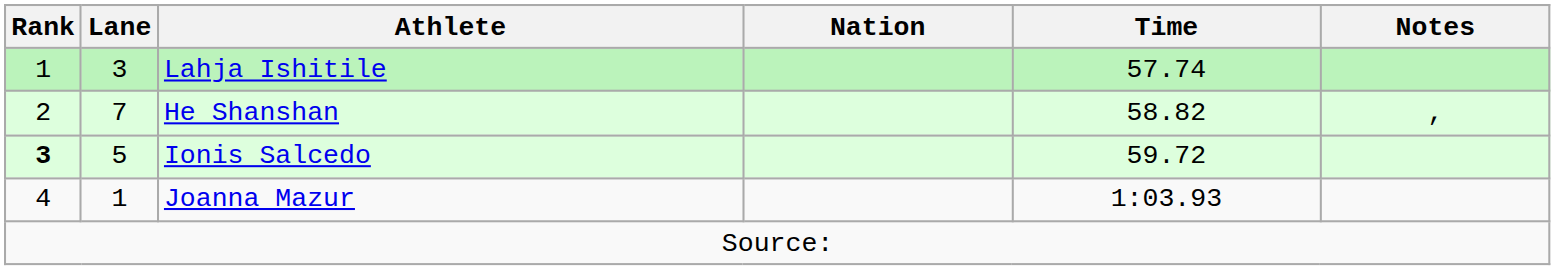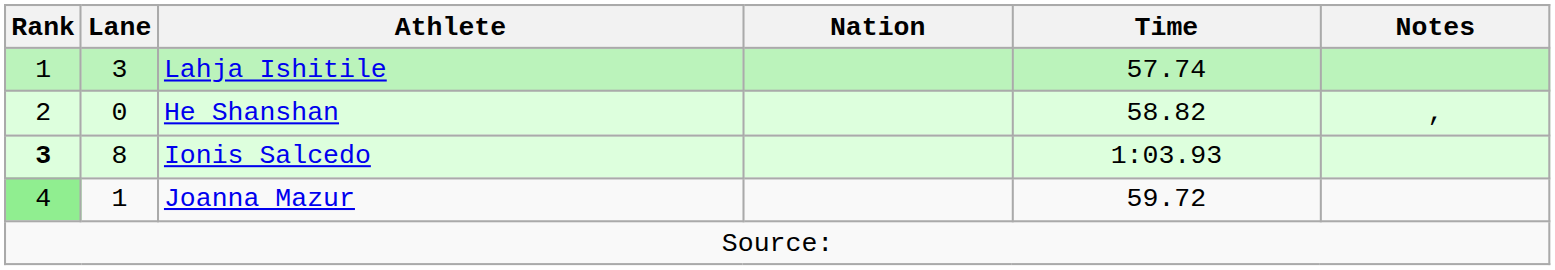(119, 113) 7 -> (119, 113) 0
(119, 156) 5 -> (119, 156) 8
(1166, 156) 59.72 -> (1166, 156) 1:03.93
(43, 200) no background -> (43, 200) lightgreen background
(1166, 200) 1:03.93 -> (1166, 200) 59.72
